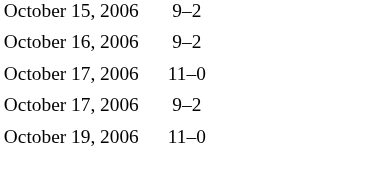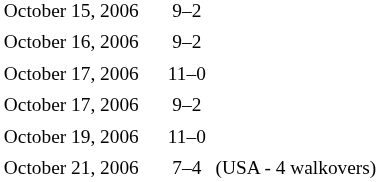+ row: (71, 167)
